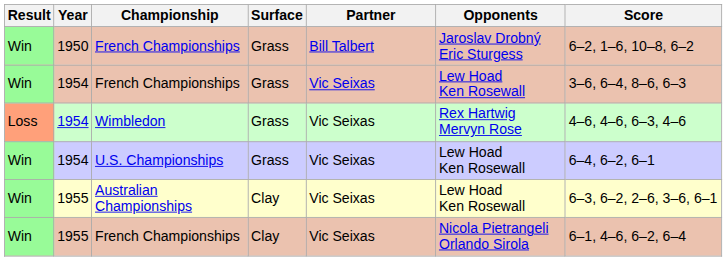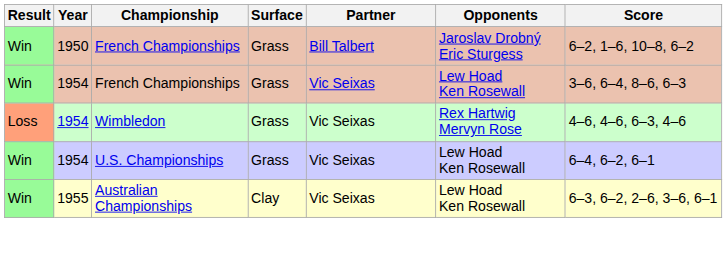- row: (73, 236)
